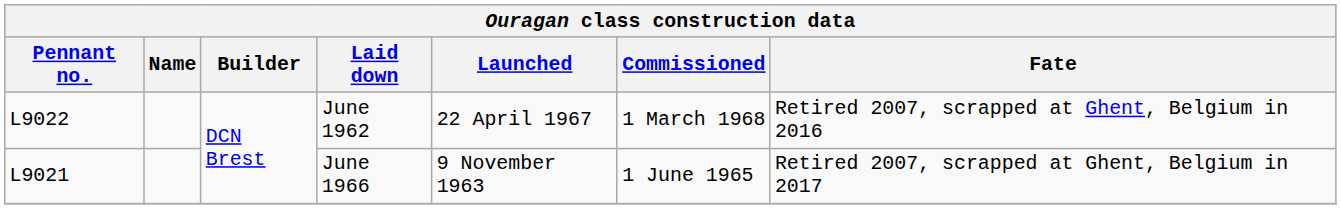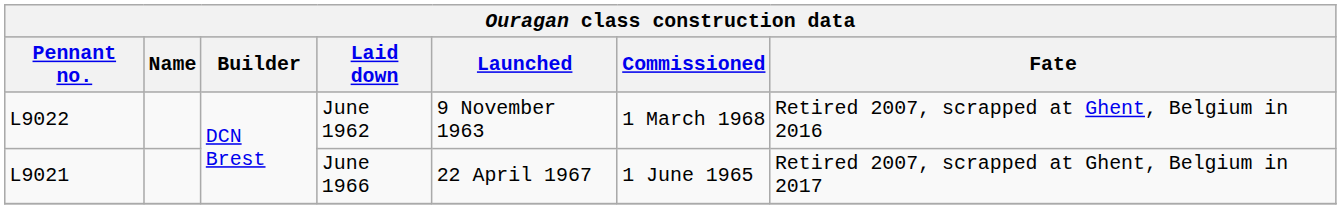(514, 120) 22 April 1967 -> (496, 120) 9 November 1963
(496, 176) 9 November 1963 -> (514, 176) 22 April 1967
